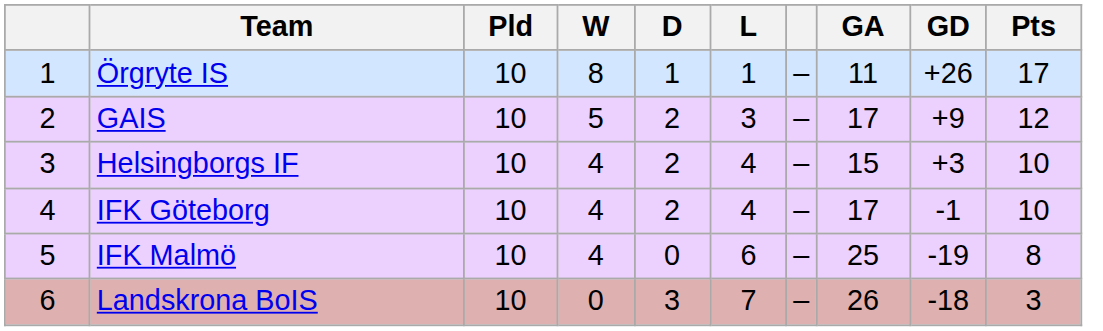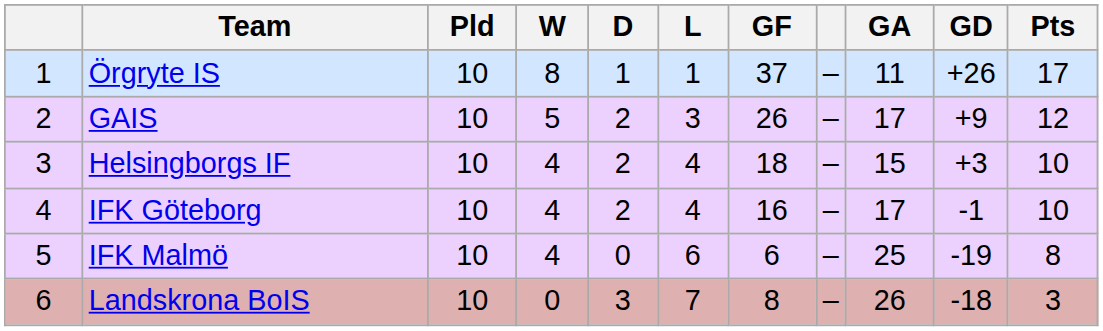+ column: (772, 27)
